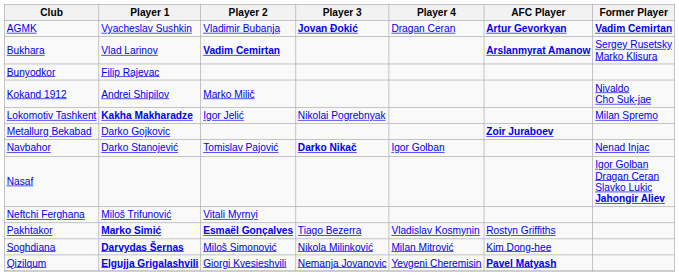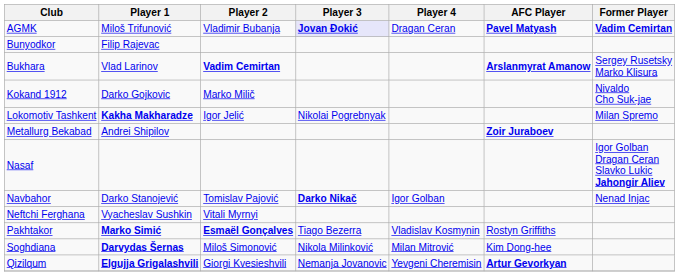(147, 29) Vyacheslav Sushkin -> (136, 29) Miloš Trifunović
(328, 29) no background -> (328, 29) lavender background
(526, 29) Artur Gevorkyan -> (521, 29) Pavel Matyash
rows swapped: (31, 72) <-> (26, 51)
(135, 94) Andrei Shipilov -> (136, 94) Darko Gojkovic
(136, 132) Darko Gojkovic -> (135, 132) Andrei Shipilov
rows swapped: (20, 181) <-> (29, 148)
(136, 215) Miloš Trifunović -> (147, 215) Vyacheslav Sushkin
(521, 263) Pavel Matyash -> (526, 263) Artur Gevorkyan
